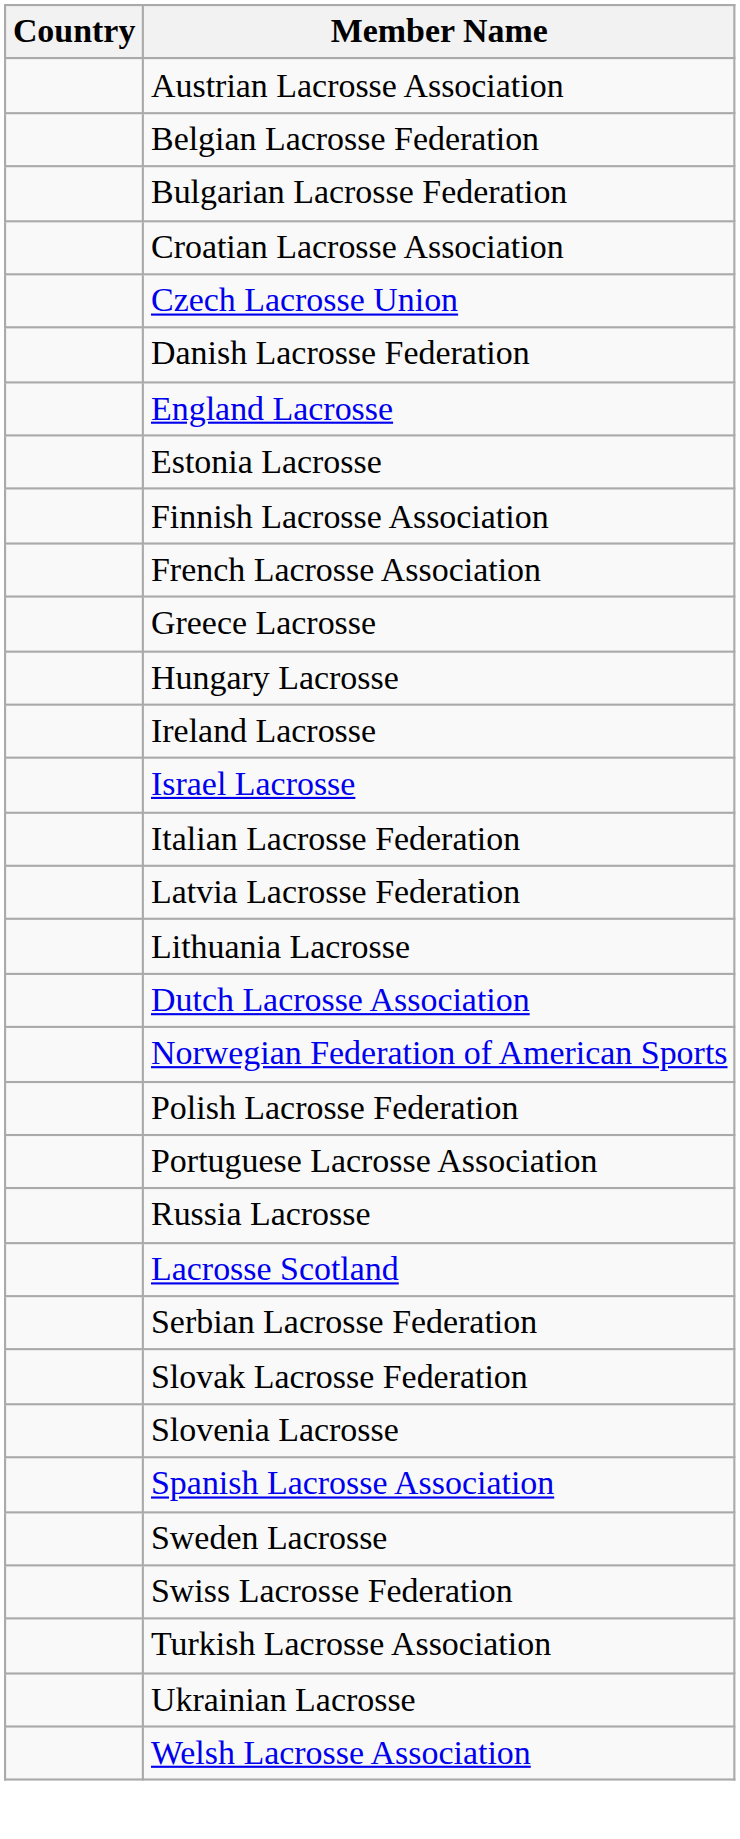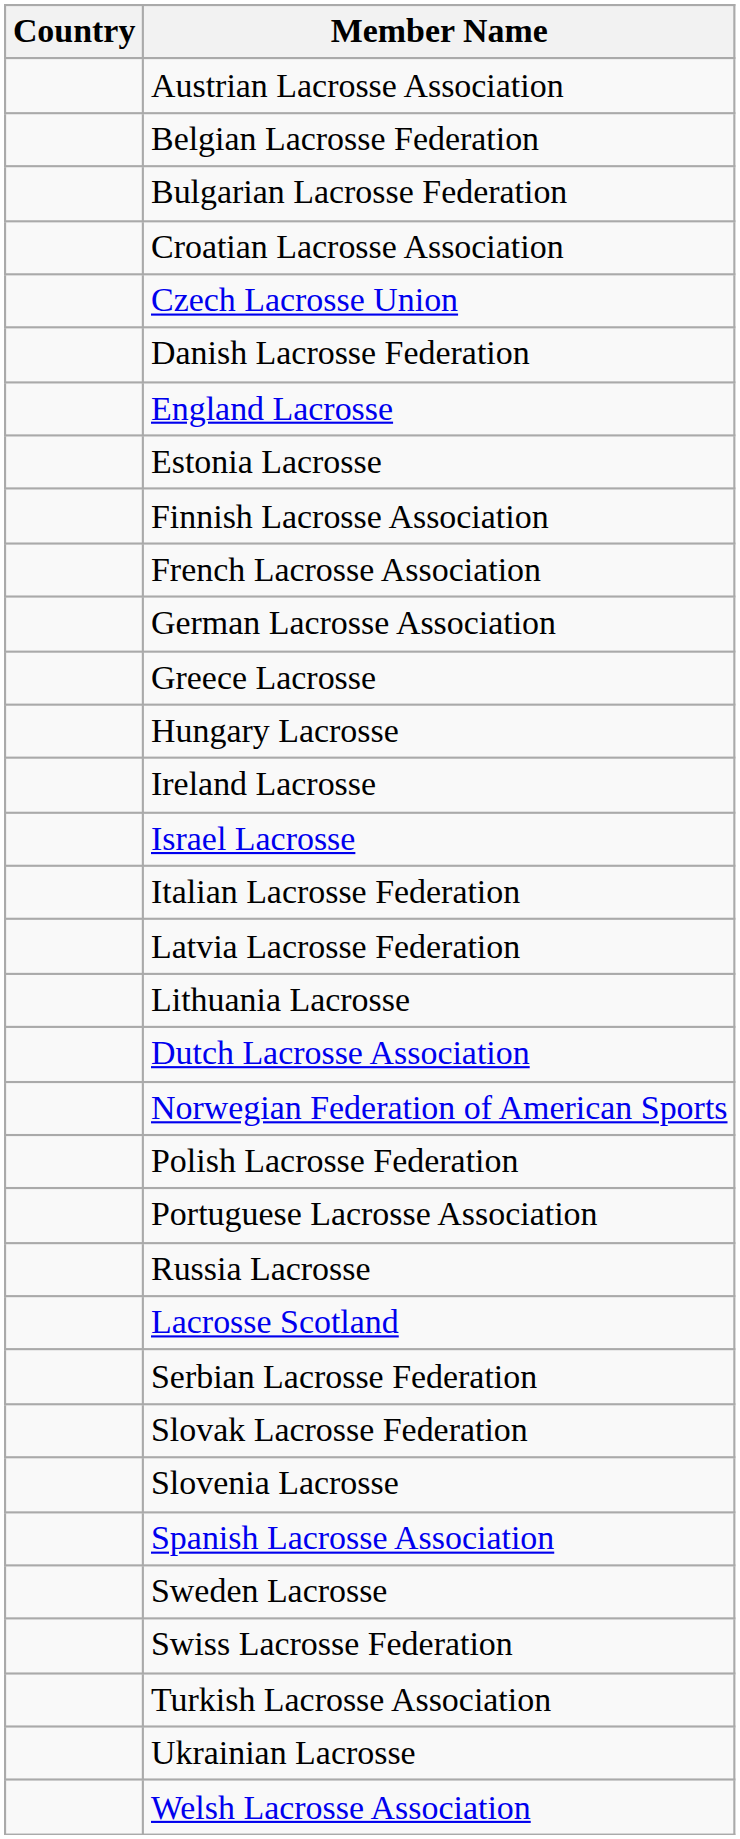+ row: (354, 623)
